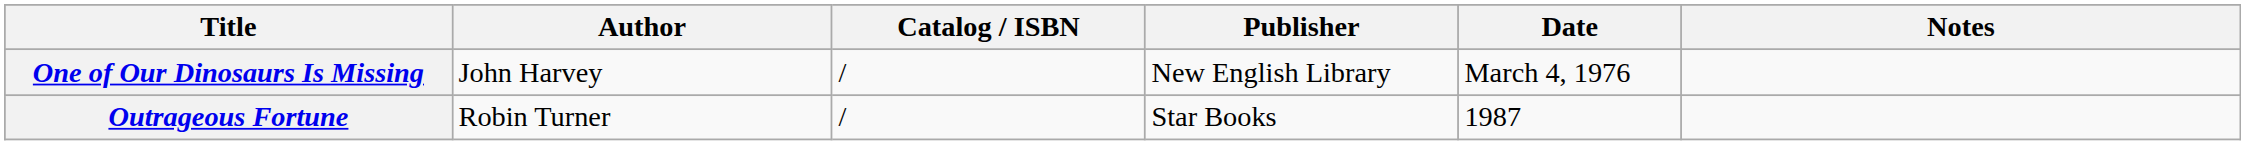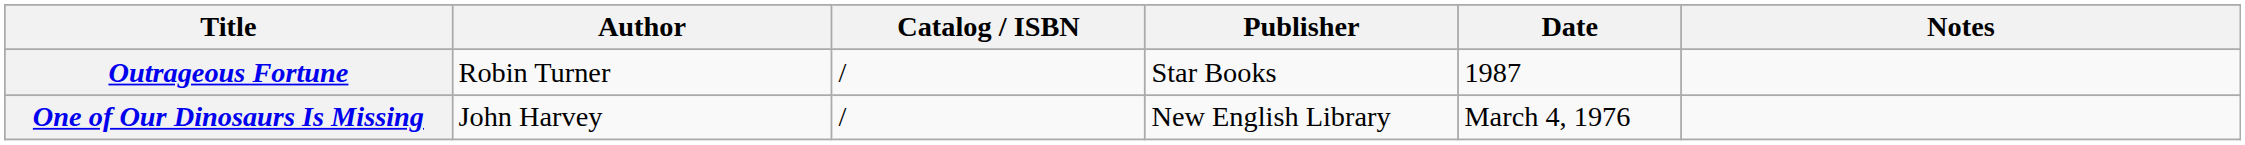rows swapped: (228, 71) <-> (228, 116)
